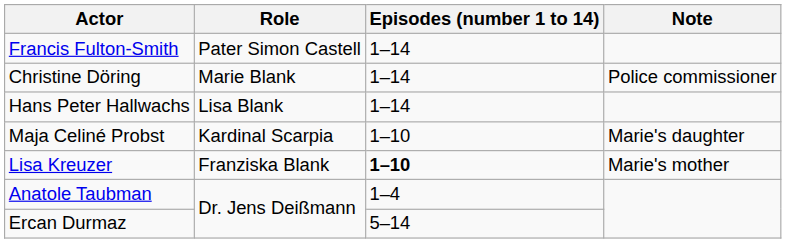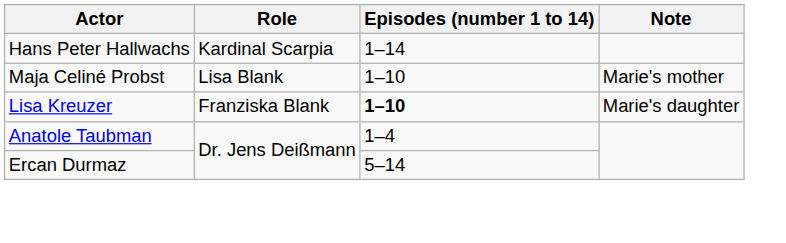- row: (94, 48)
- row: (75, 77)
(241, 106) Lisa Blank -> (266, 48) Kardinal Scarpia
(266, 135) Kardinal Scarpia -> (241, 77) Lisa Blank
(676, 135) Marie's daughter -> (663, 77) Marie's mother
(668, 164) Marie's mother -> (671, 106) Marie's daughter
